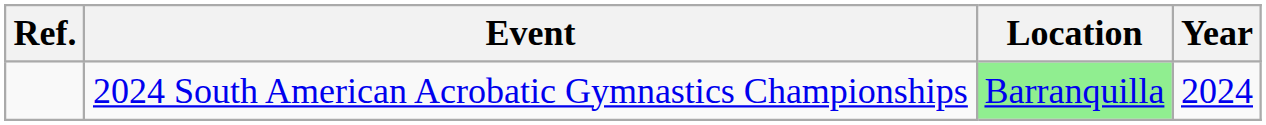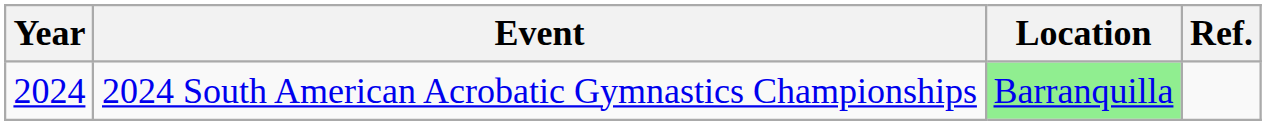columns swapped: (1217, 33) <-> (45, 33)
